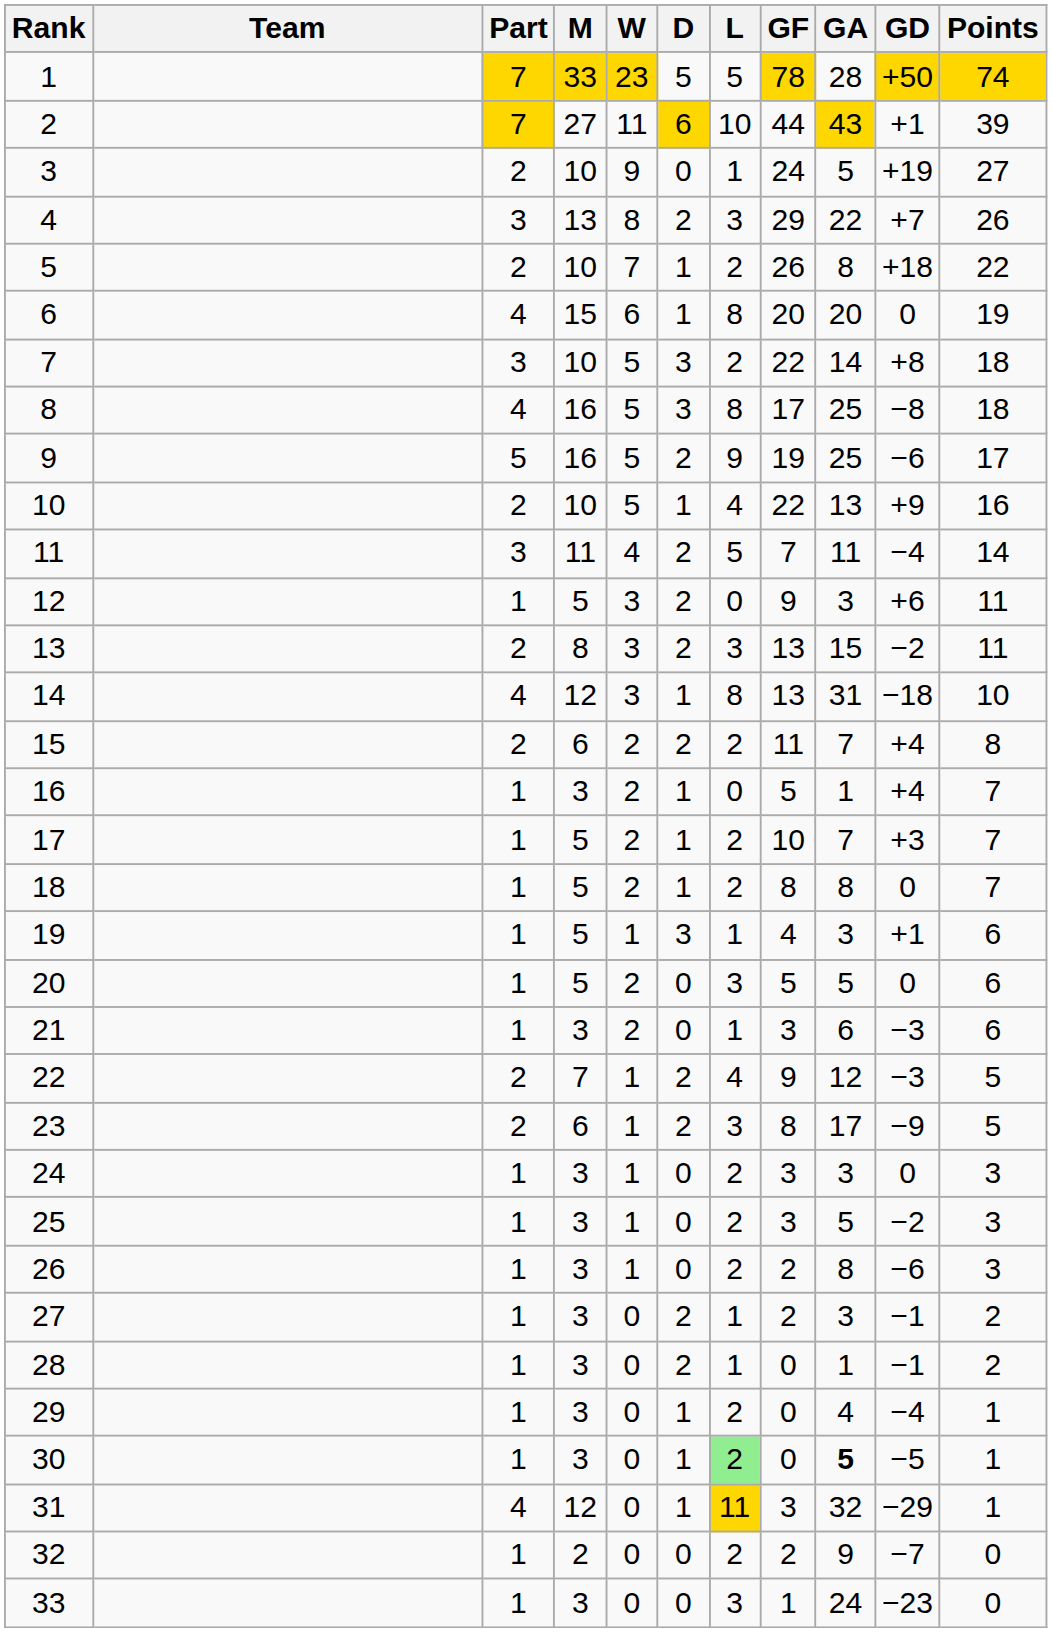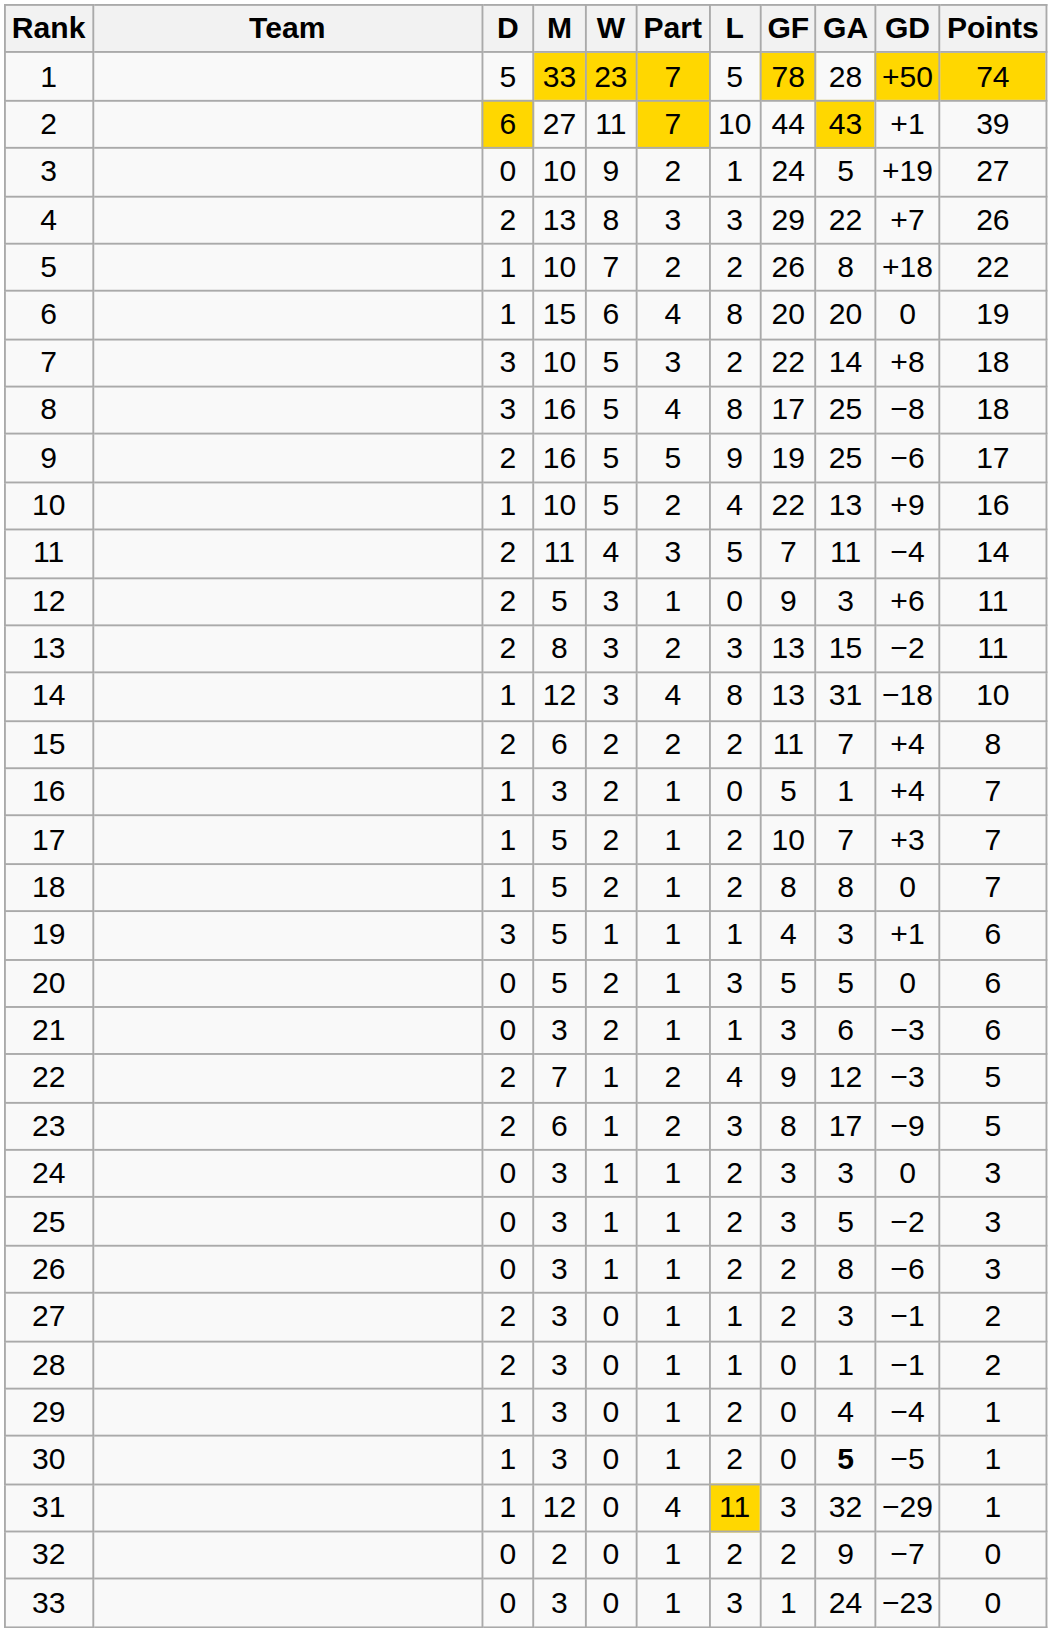columns swapped: (518, 28) <-> (683, 28)
(735, 1459) lightgreen background -> (735, 1459) no background
